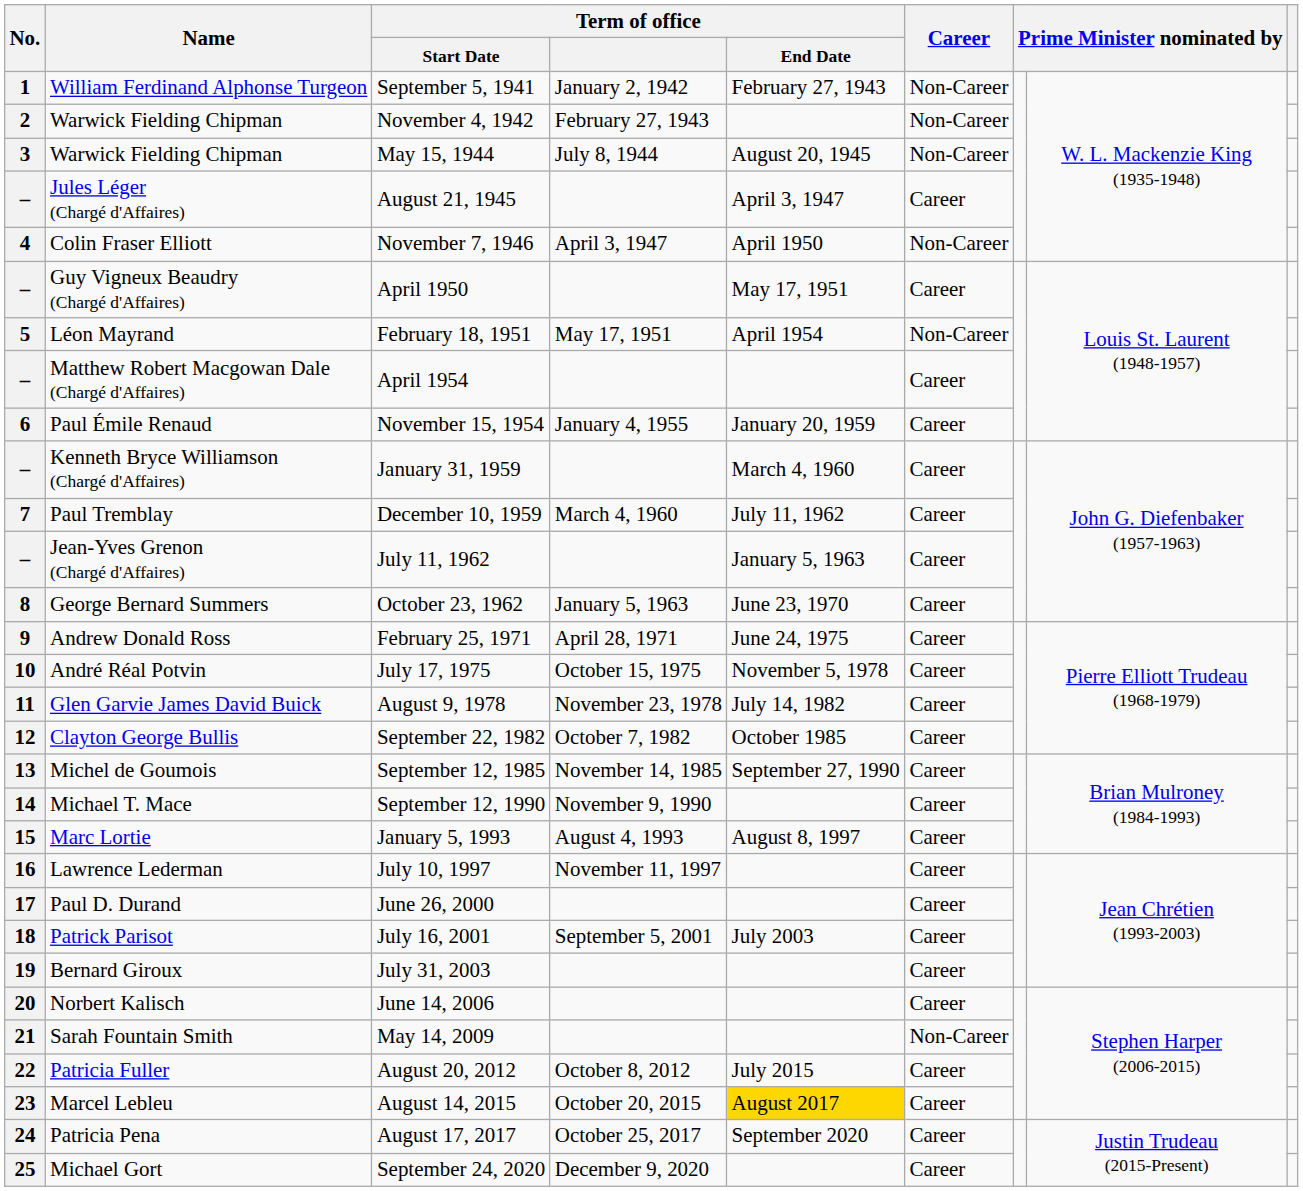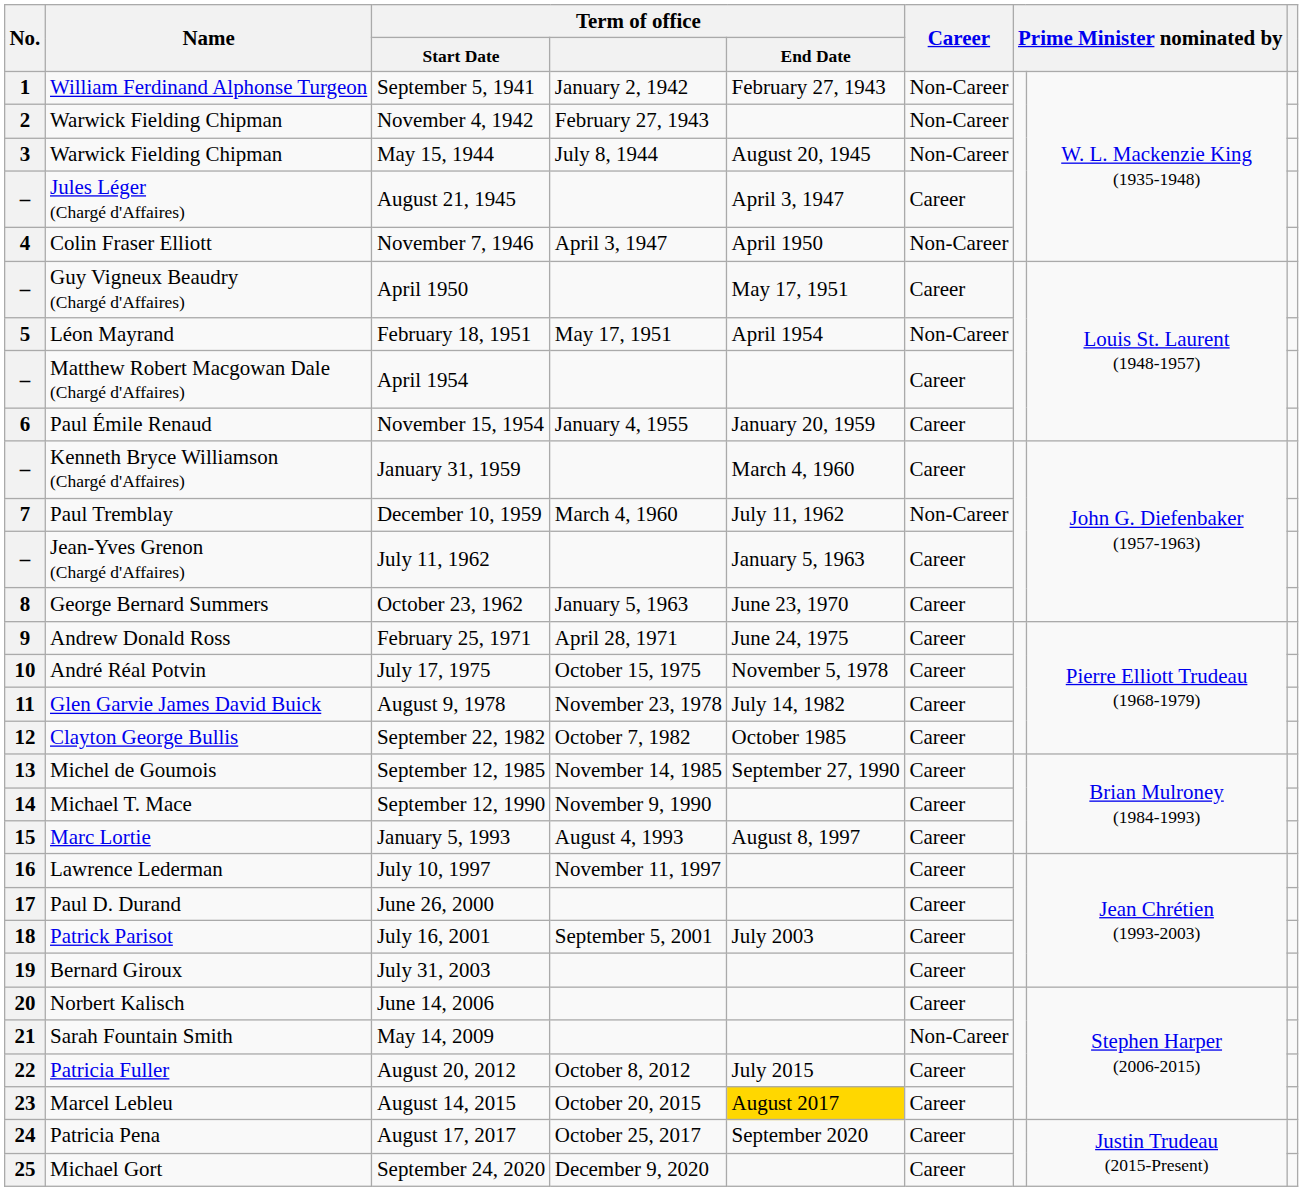(937, 514) Career -> (959, 514) Non-Career
